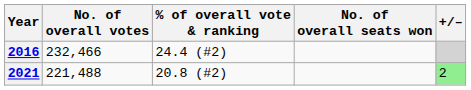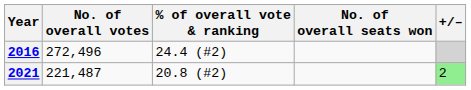(74, 52) 232,466 -> (74, 52) 272,496
(74, 74) 221,488 -> (74, 74) 221,487
